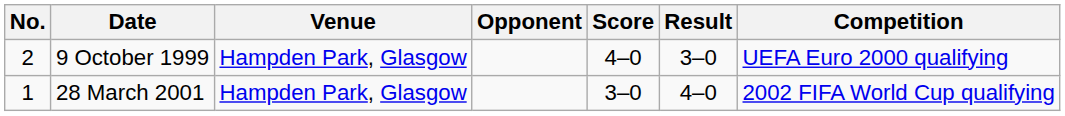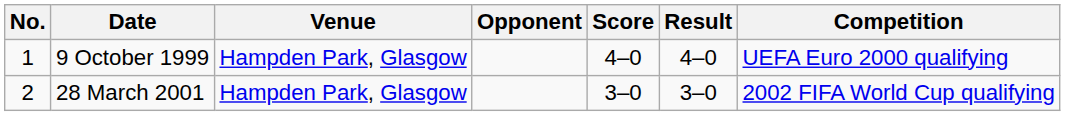(28, 57) 2 -> (28, 57) 1
(698, 57) 3–0 -> (698, 57) 4–0
(28, 92) 1 -> (28, 92) 2
(698, 92) 4–0 -> (698, 92) 3–0
